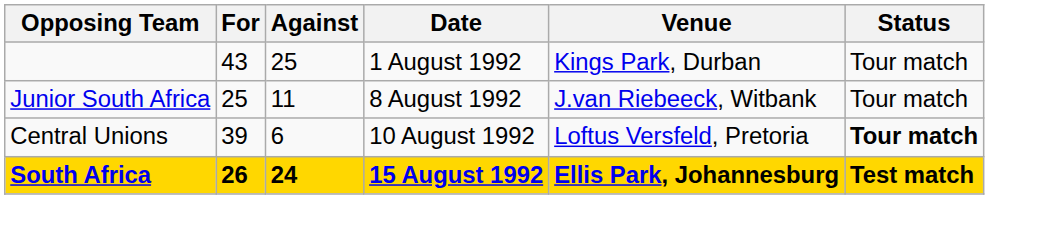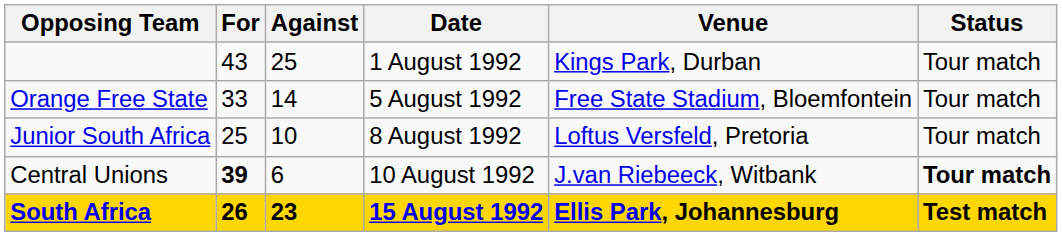+ row: (109, 99)
(283, 99) 11 -> (284, 136) 10
(685, 99) J.van Riebeeck, Witbank -> (681, 136) Loftus Versfeld, Pretoria
(235, 136) normal -> (235, 174) bold
(681, 136) Loftus Versfeld, Pretoria -> (685, 174) J.van Riebeeck, Witbank
(284, 174) 24 -> (284, 212) 23
